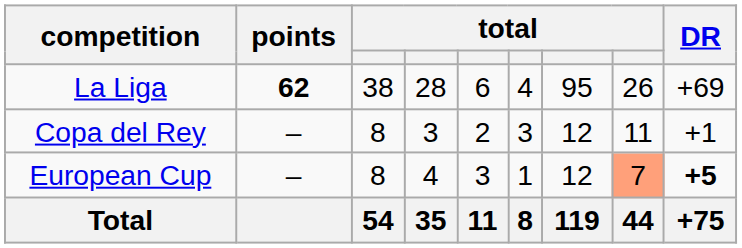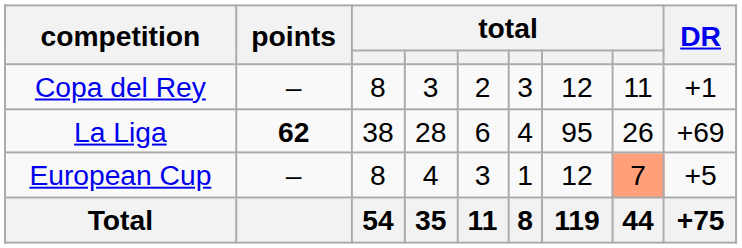rows swapped: (120, 86) <-> (120, 131)
(701, 175) bold -> (701, 175) normal
